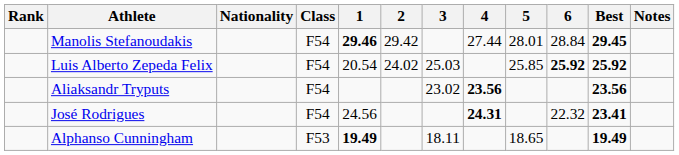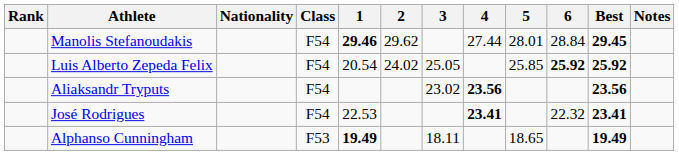(401, 41) 29.42 -> (401, 41) 29.62
(443, 65) 25.03 -> (443, 65) 25.05
(360, 114) 24.56 -> (360, 114) 22.53
(484, 114) 24.31 -> (484, 114) 23.41
